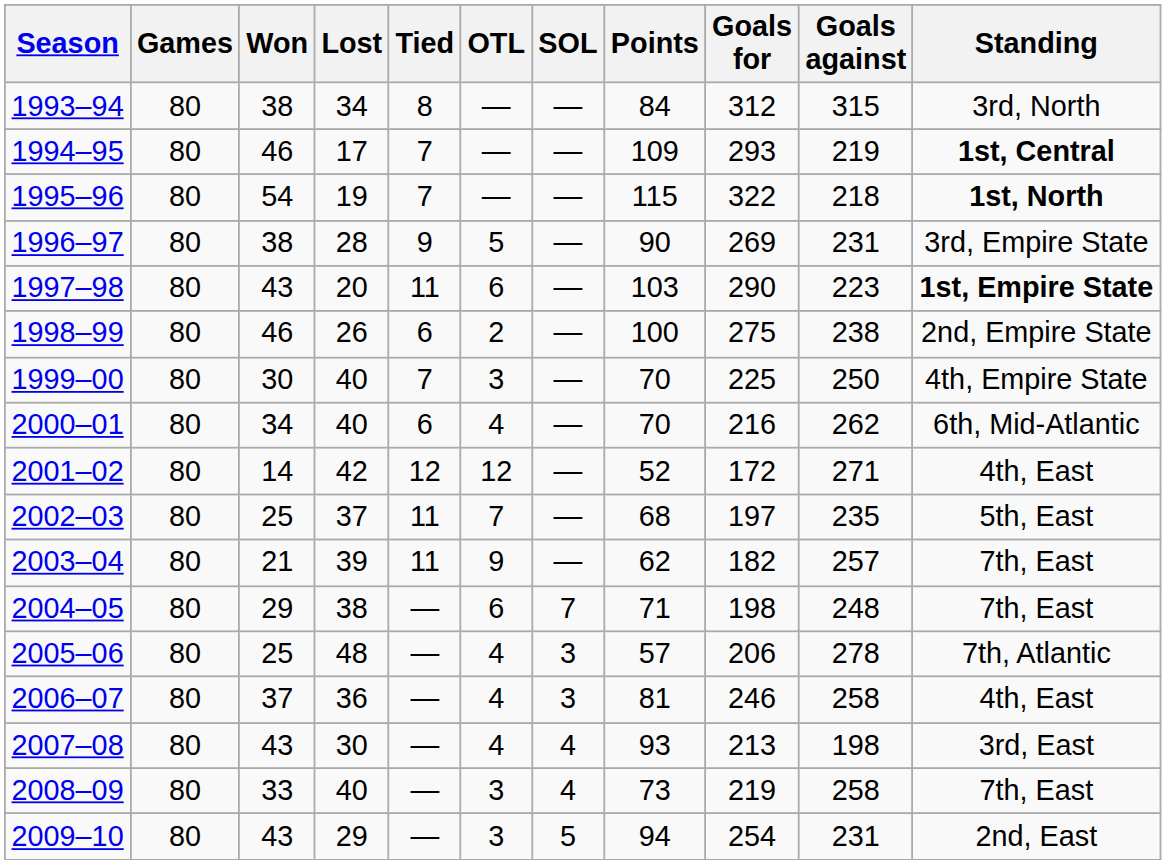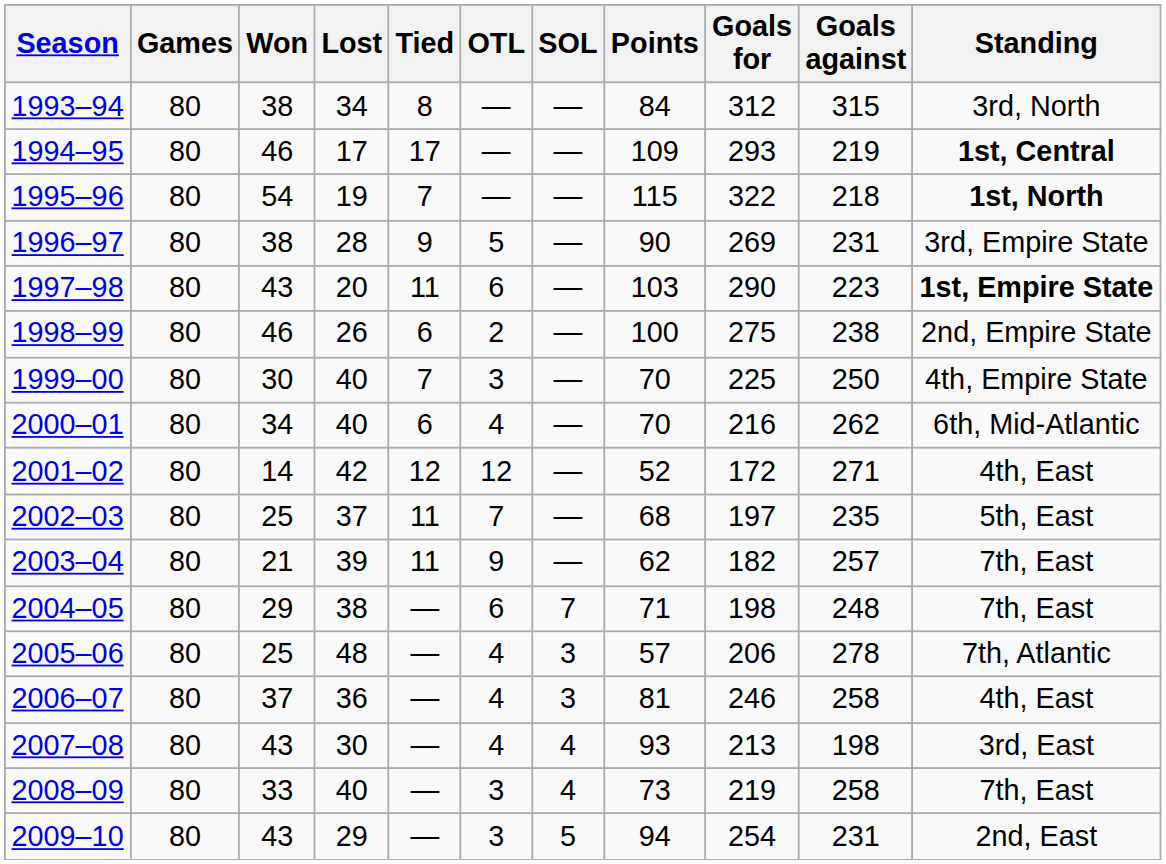(425, 151) 7 -> (425, 151) 17
